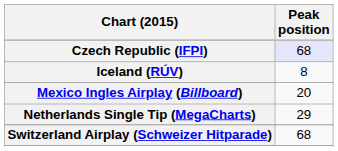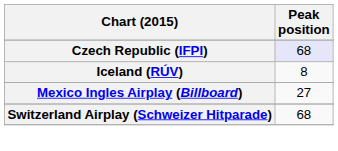(304, 93) 20 -> (304, 93) 27
- row: (140, 114)
